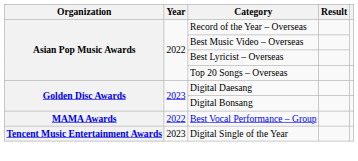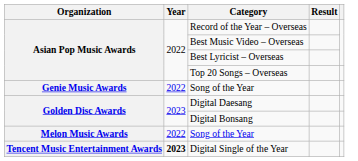+ row: (84, 88)
- row: (84, 118)
+ row: (84, 133)
(176, 133) normal -> (176, 149) bold
